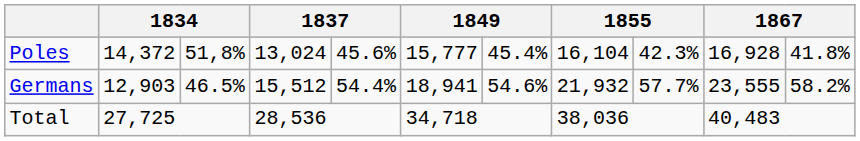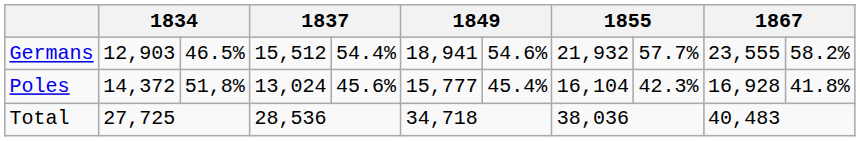rows swapped: (52, 86) <-> (40, 54)
